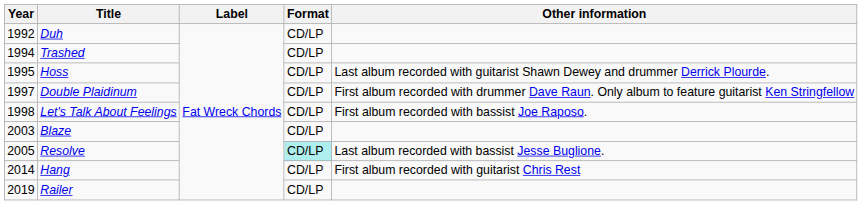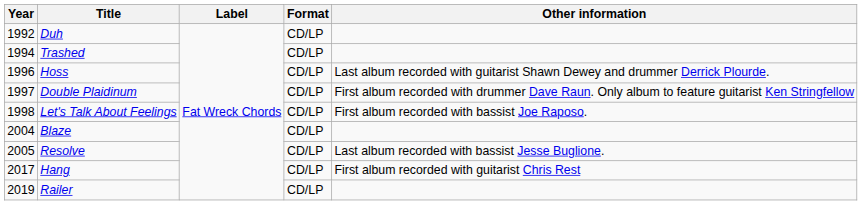(21, 72) 1995 -> (21, 72) 1996
(21, 131) 2003 -> (21, 131) 2004
(305, 151) paleturquoise background -> (305, 151) no background
(21, 170) 2014 -> (21, 170) 2017
